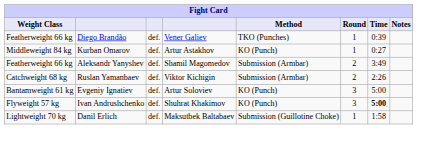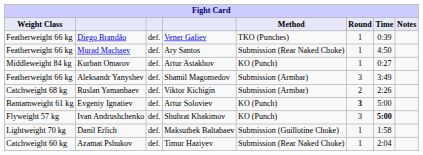+ row: (104, 50)
(354, 64) 2 -> (360, 77) 3
(354, 90) normal -> (360, 103) bold
+ row: (105, 143)
